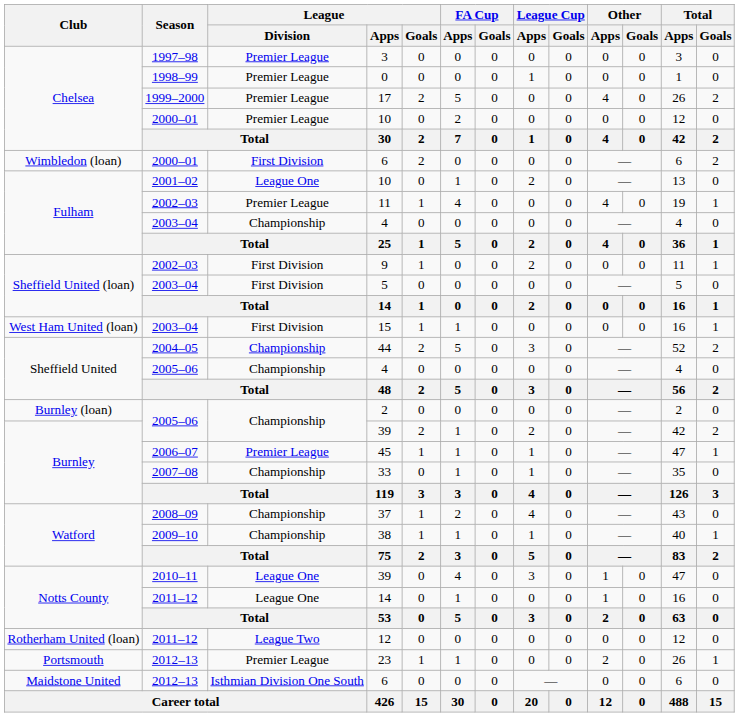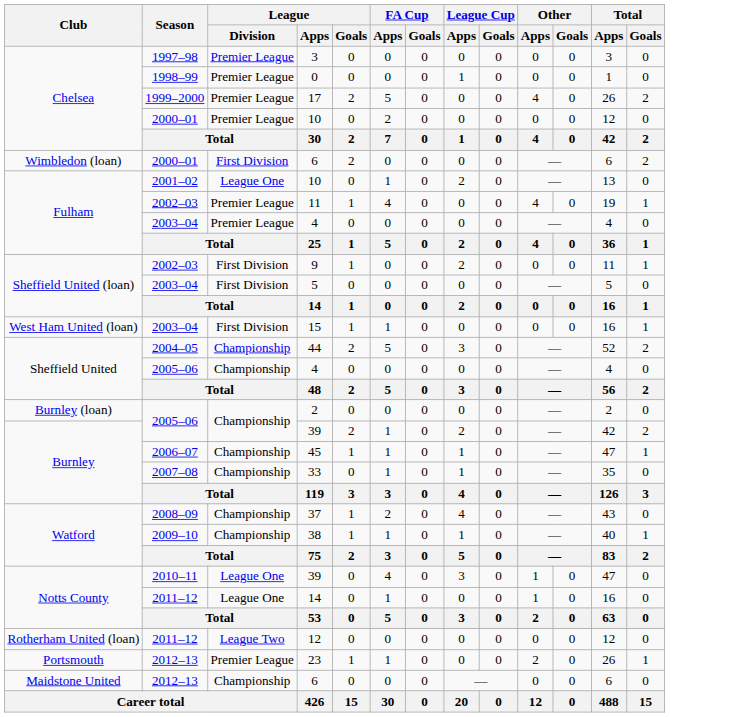(287, 222) Championship -> (252, 222) Premier League
(287, 451) Premier League -> (252, 451) Championship
(287, 680) Isthmian Division One South -> (252, 680) Championship
